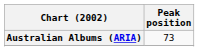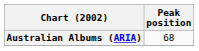(169, 38) 73 -> (169, 38) 68
